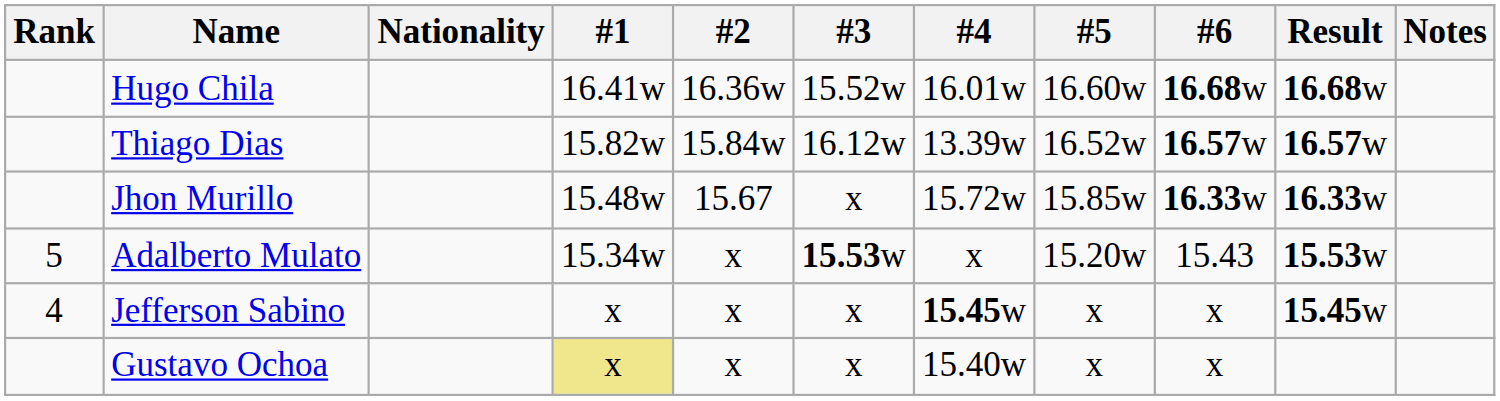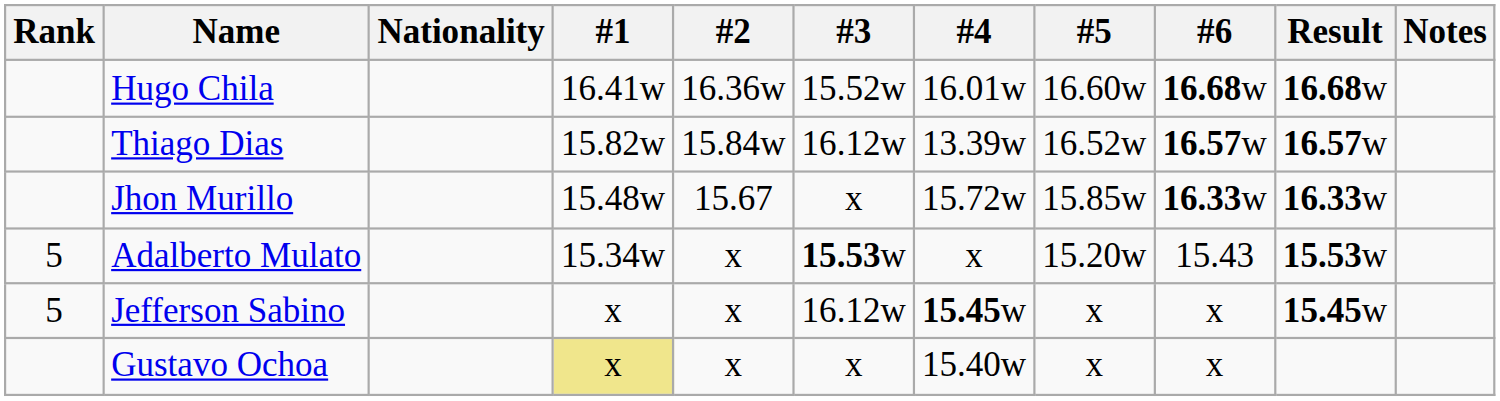(54, 310) 4 -> (54, 310) 5
(854, 310) x -> (854, 310) 16.12w
